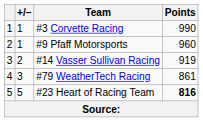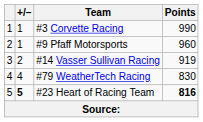(20, 77) 3 -> (20, 77) 4
(187, 77) 861 -> (187, 77) 830
(20, 93) normal -> (20, 93) bold
